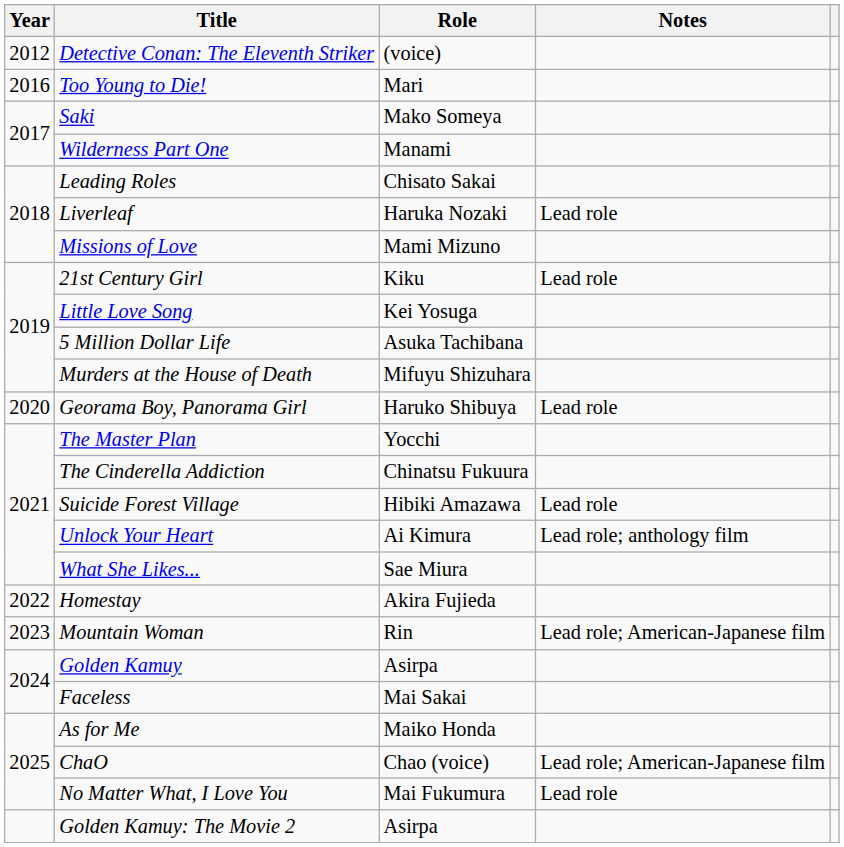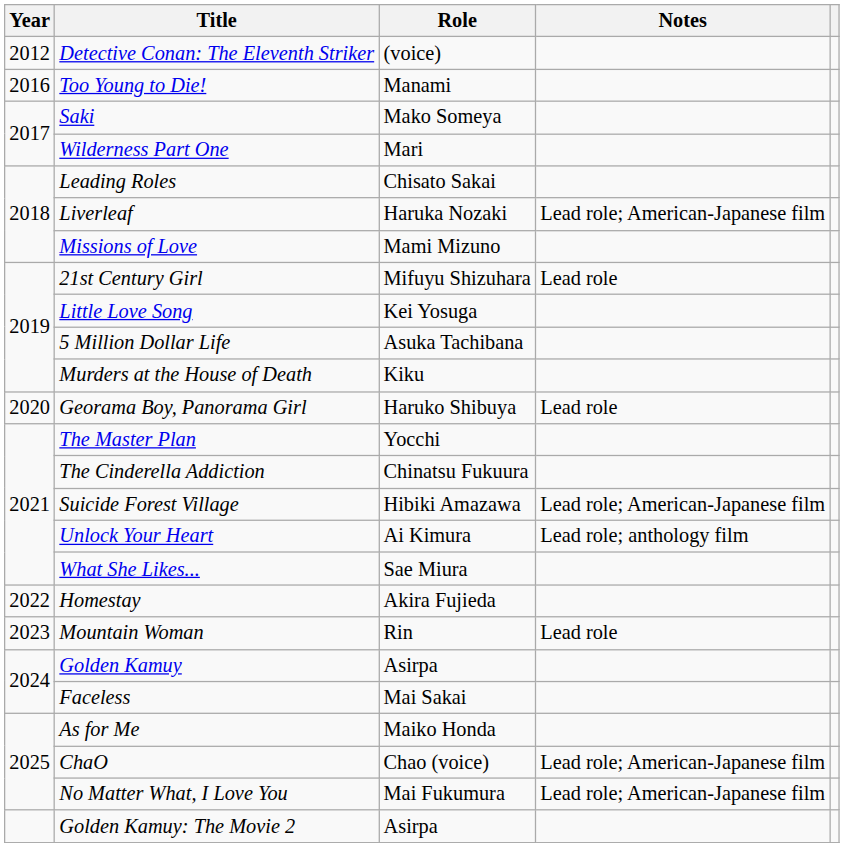(403, 85) Mari -> (417, 85) Manami
(417, 149) Manami -> (403, 149) Mari
(579, 213) Lead role -> (683, 213) Lead role; American-Japanese film
(404, 278) Kiku -> (457, 278) Mifuyu Shizuhara
(457, 375) Mifuyu Shizuhara -> (404, 375) Kiku
(579, 504) Lead role -> (683, 504) Lead role; American-Japanese film
(683, 632) Lead role; American-Japanese film -> (579, 632) Lead role
(579, 794) Lead role -> (683, 794) Lead role; American-Japanese film
